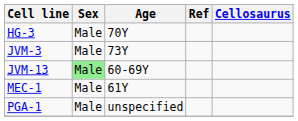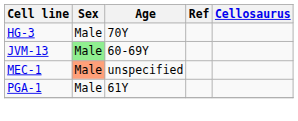- row: (24, 51)
(88, 88) no background -> (88, 70) lightsalmon background
(118, 88) 61Y -> (145, 70) unspecified
(145, 107) unspecified -> (118, 88) 61Y
